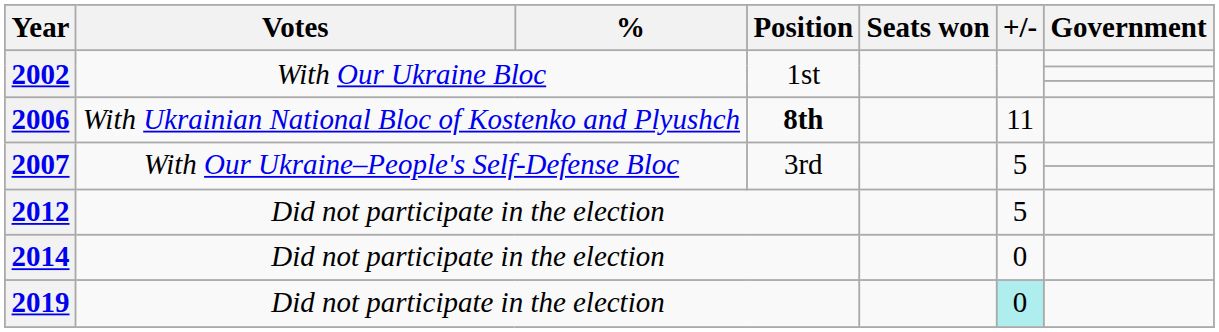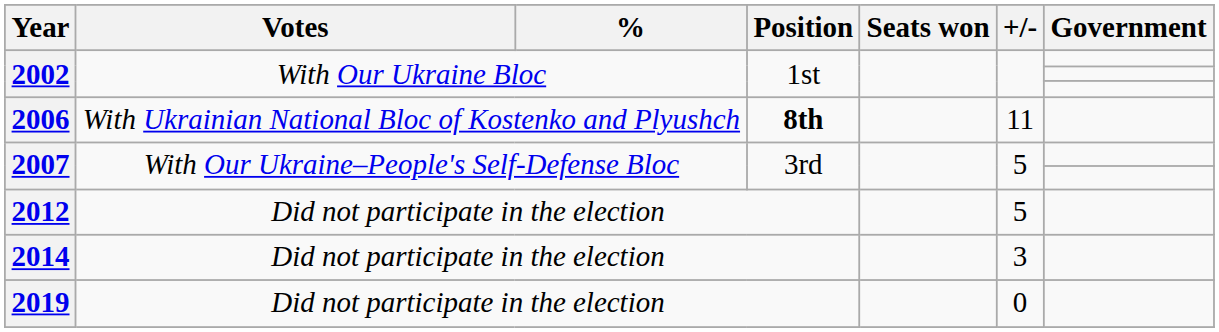(1020, 257) 0 -> (1020, 257) 3
(1020, 303) paleturquoise background -> (1020, 303) no background
